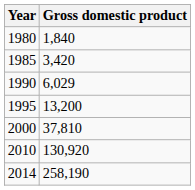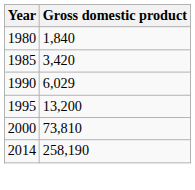(62, 128) 37,810 -> (62, 128) 73,810
- row: (22, 151)
